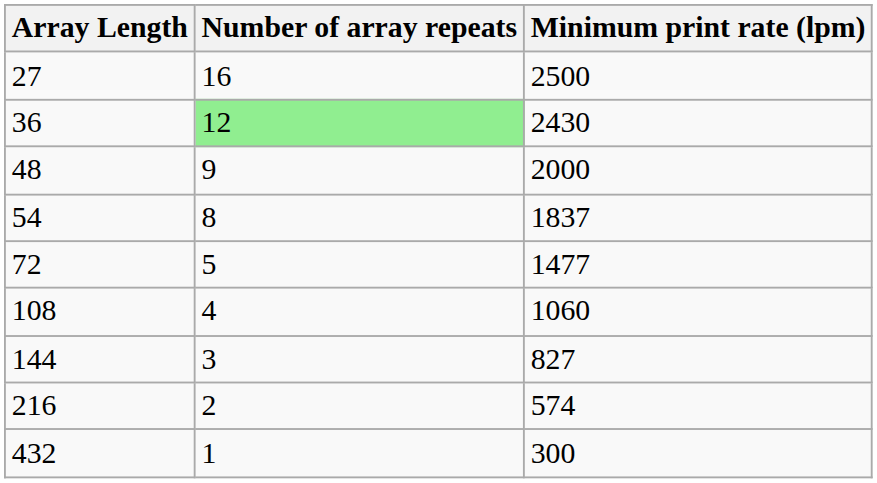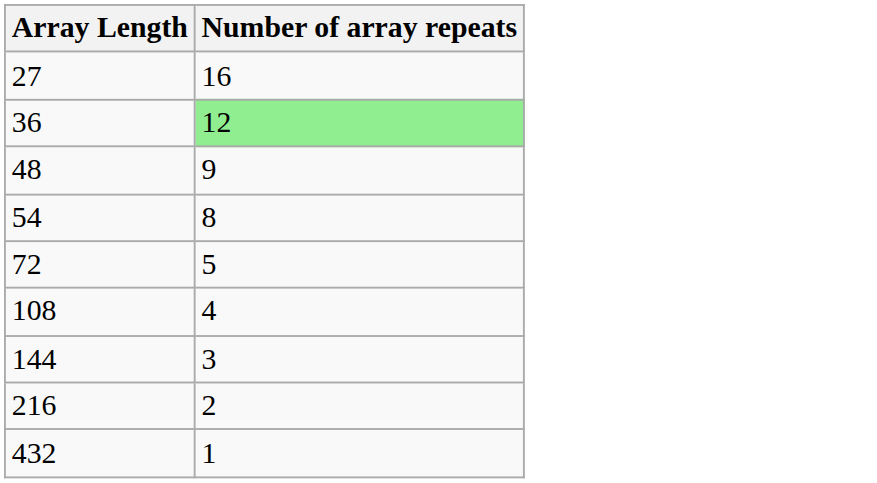- column: (698, 28)
